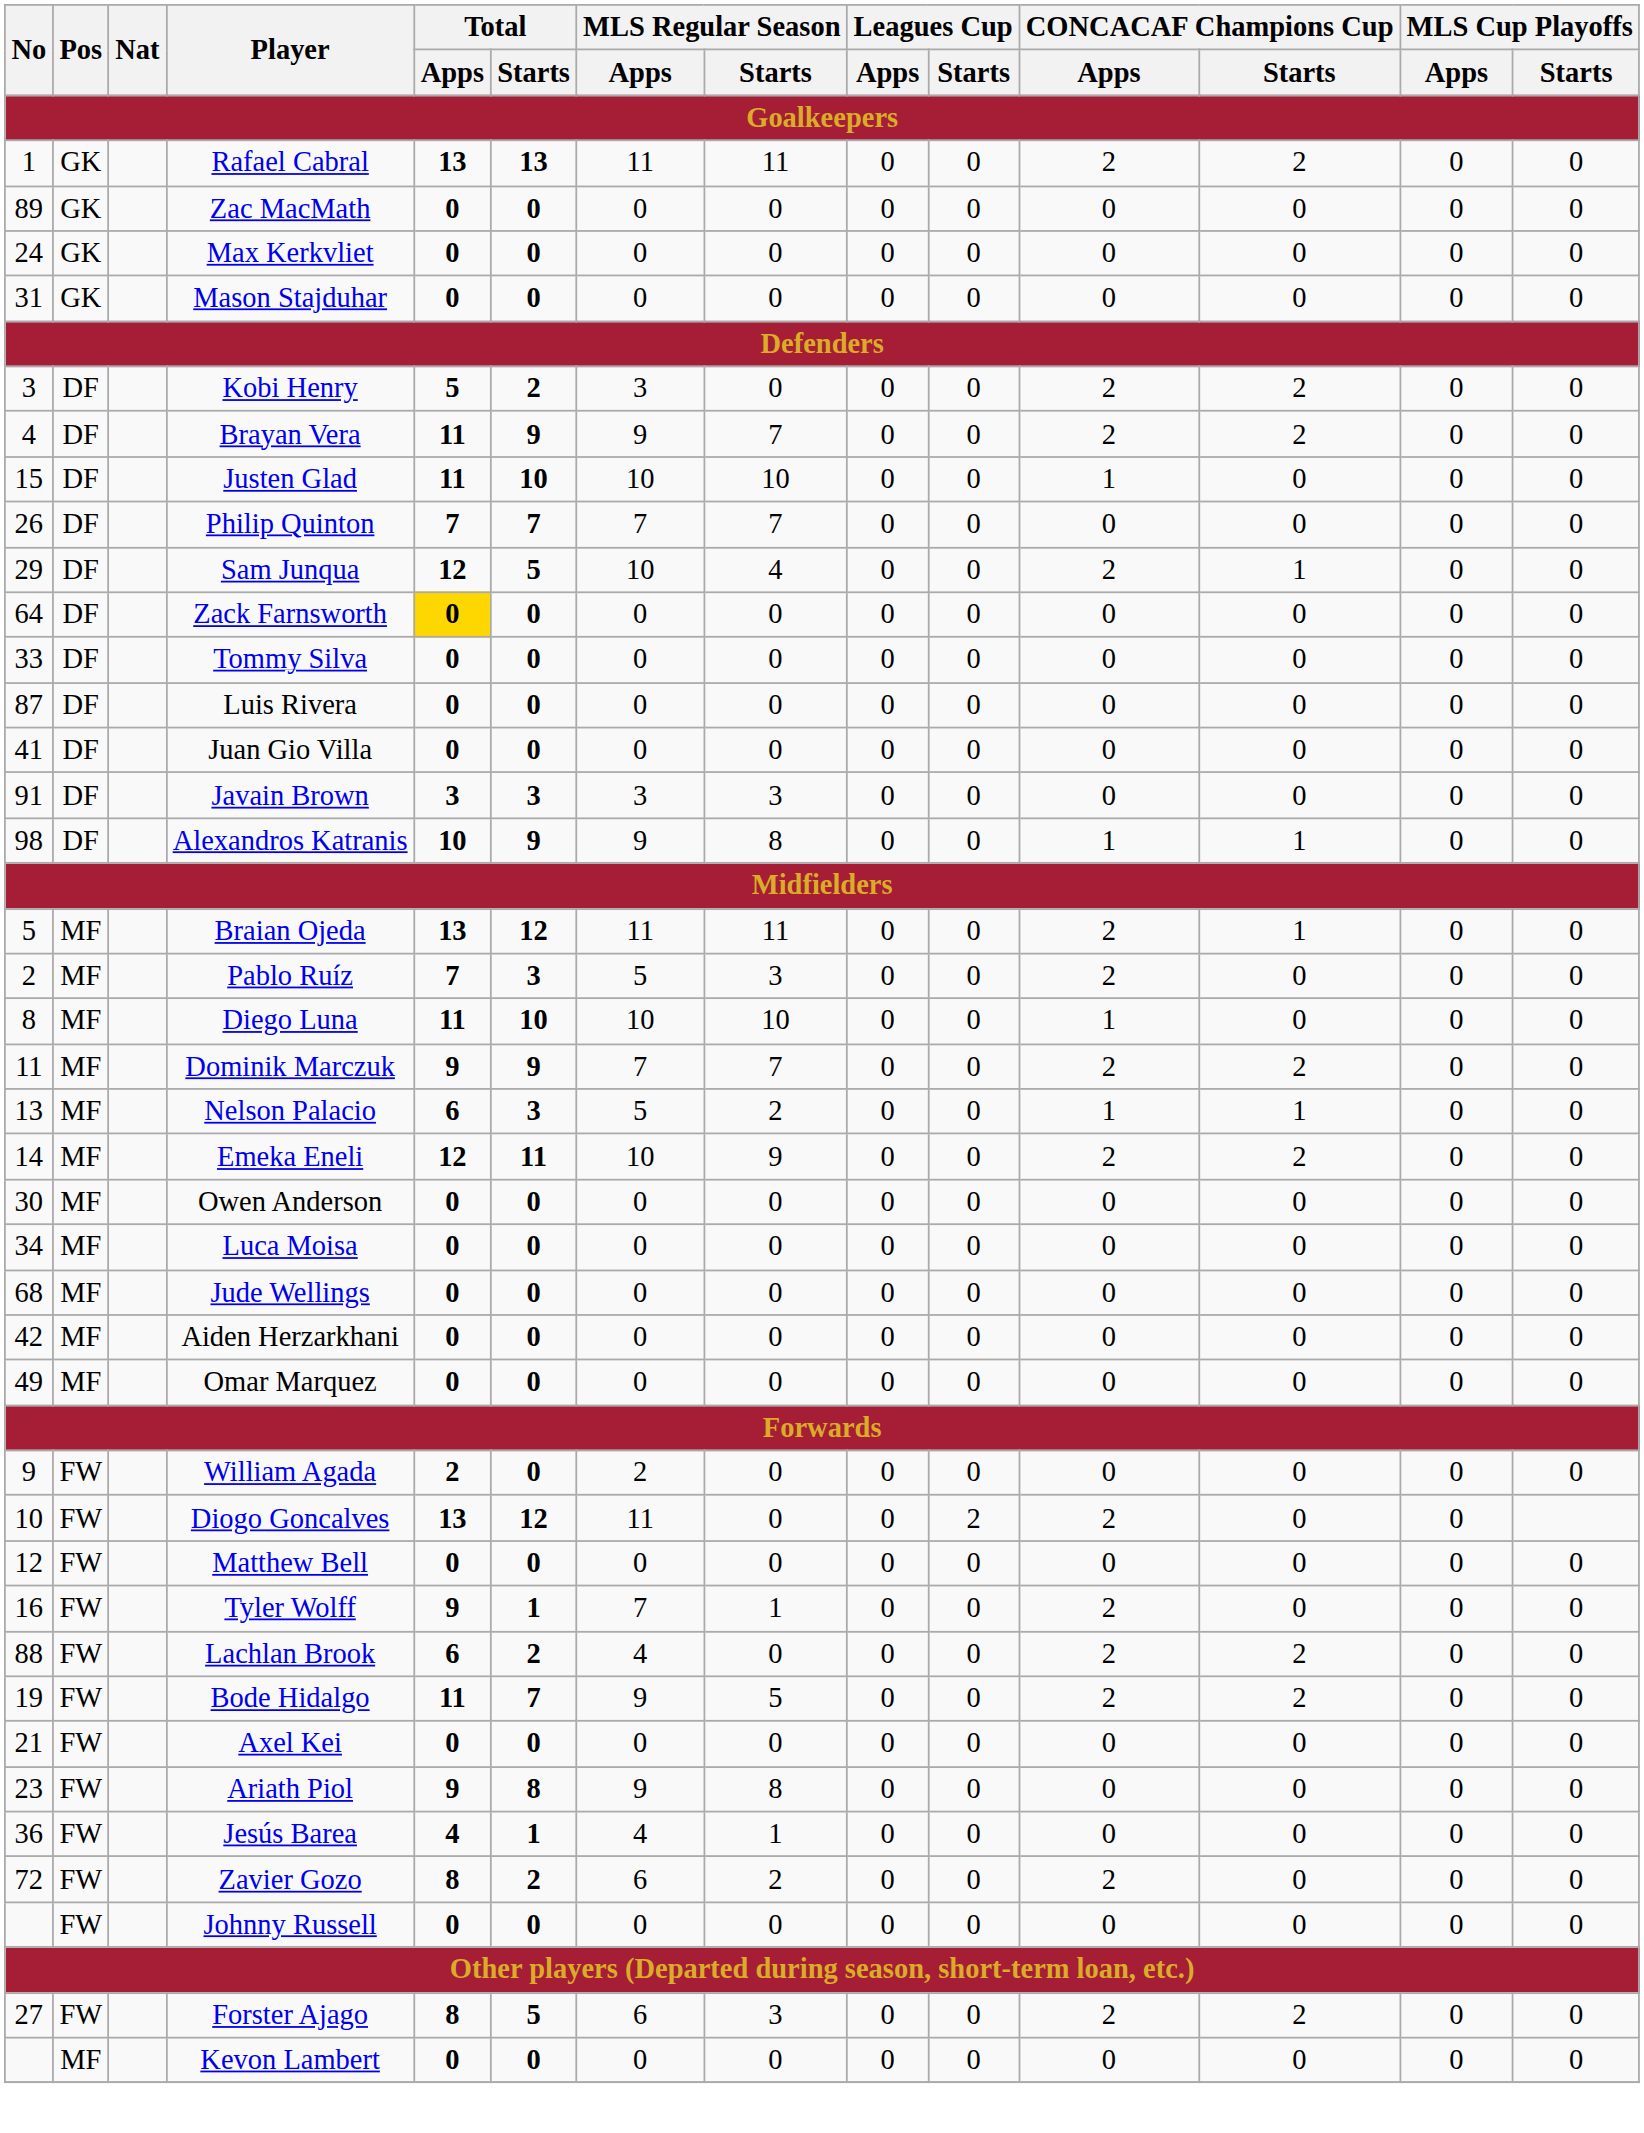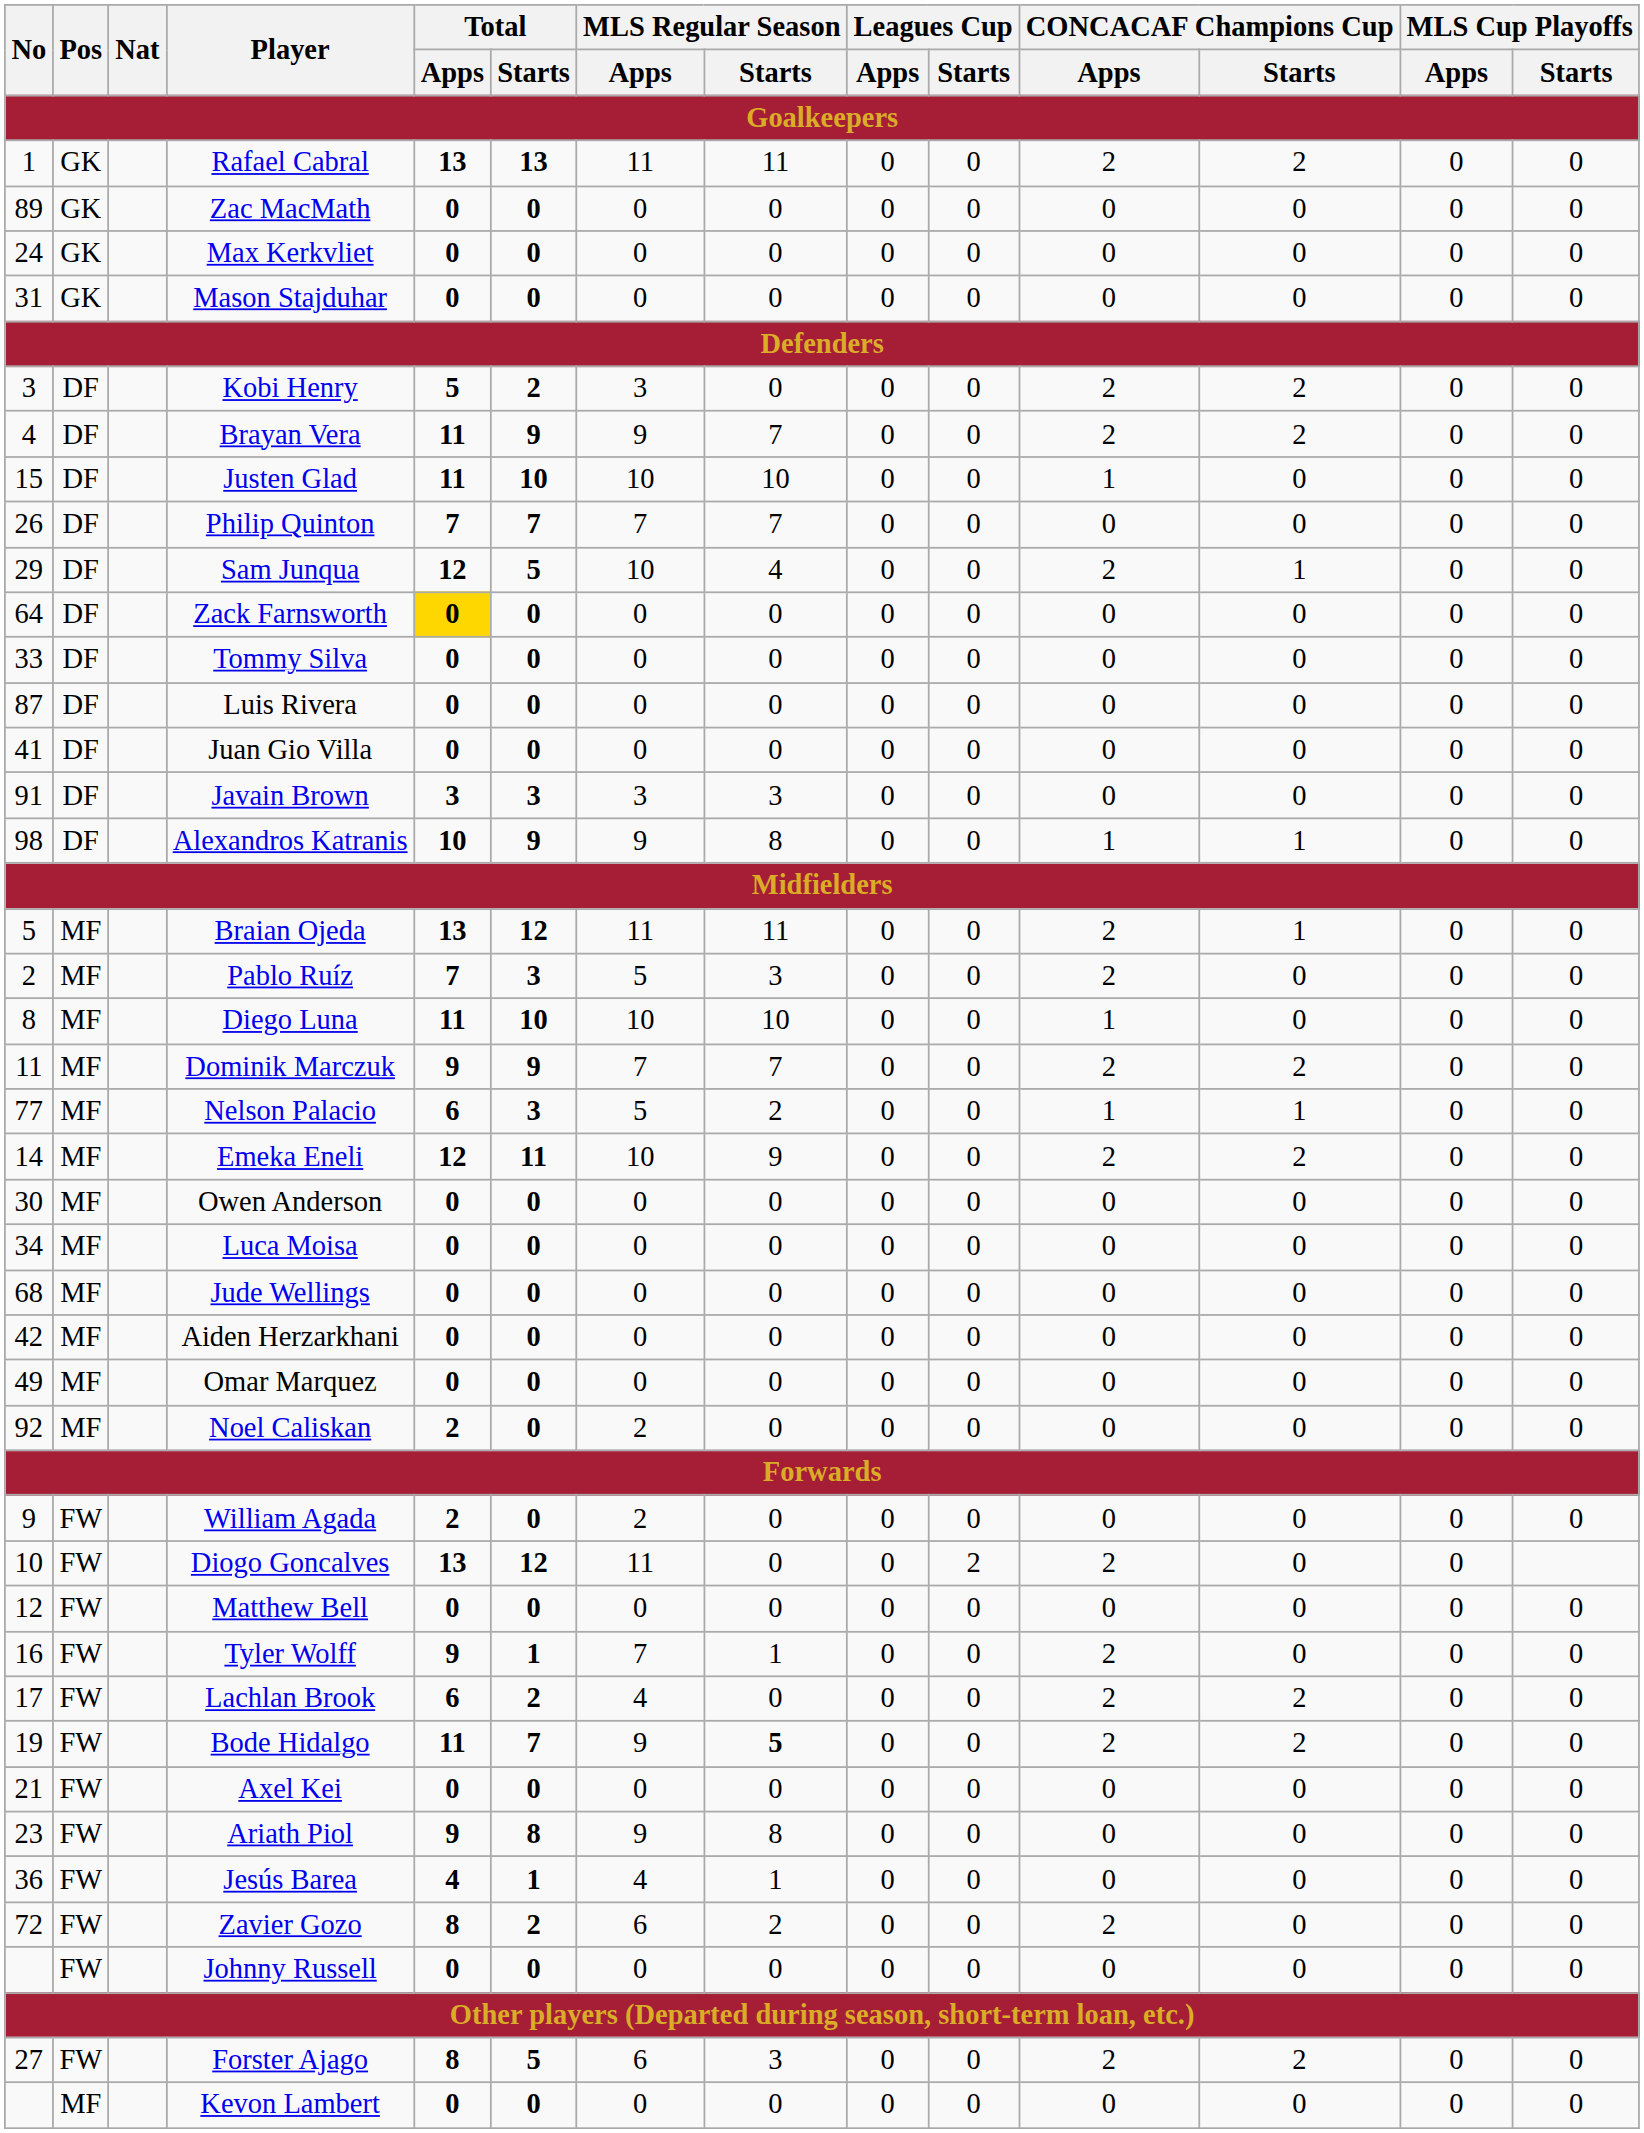(29, 1111) 13 -> (29, 1111) 77
+ row: (290, 1427)
(29, 1653) 88 -> (29, 1698) 17
(775, 1698) normal -> (775, 1743) bold
